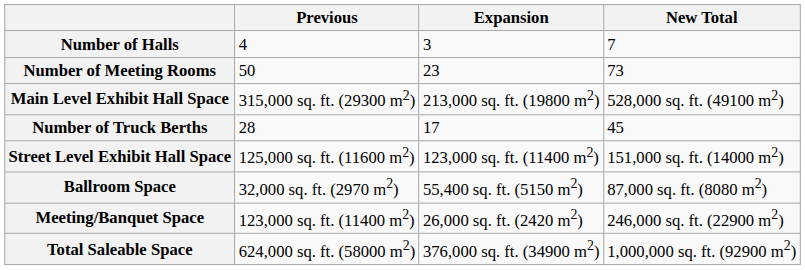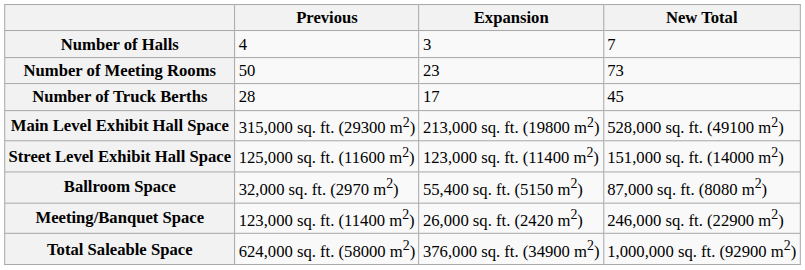rows swapped: (120, 127) <-> (120, 99)
